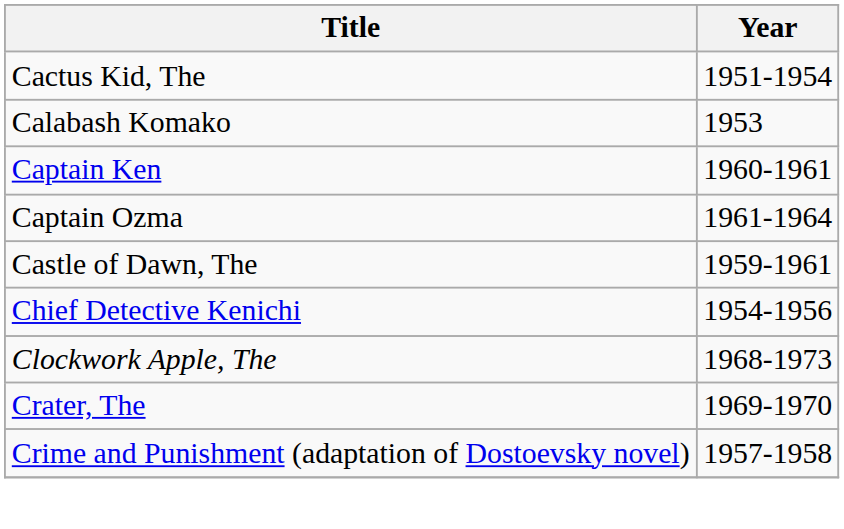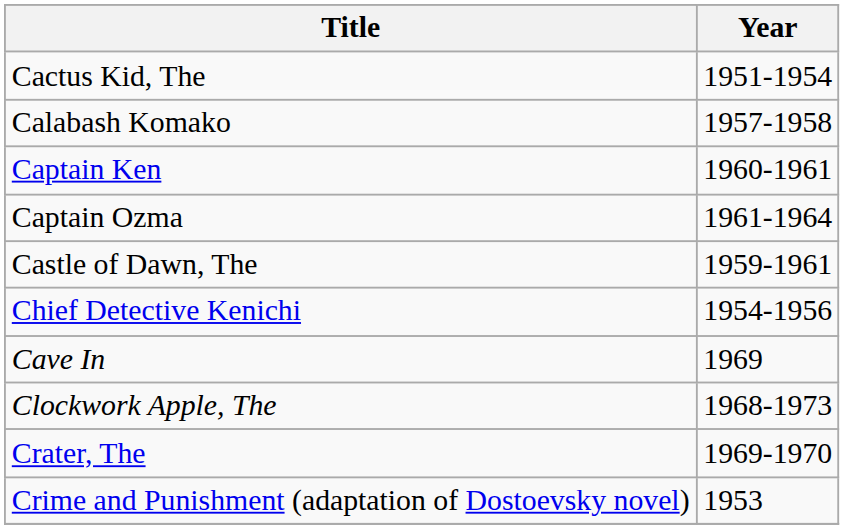(733, 122) 1953 -> (768, 122) 1957-1958
+ row: (58, 358)
(768, 452) 1957-1958 -> (733, 500) 1953
